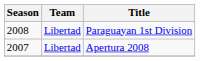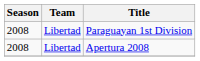(18, 47) 2007 -> (18, 47) 2008
